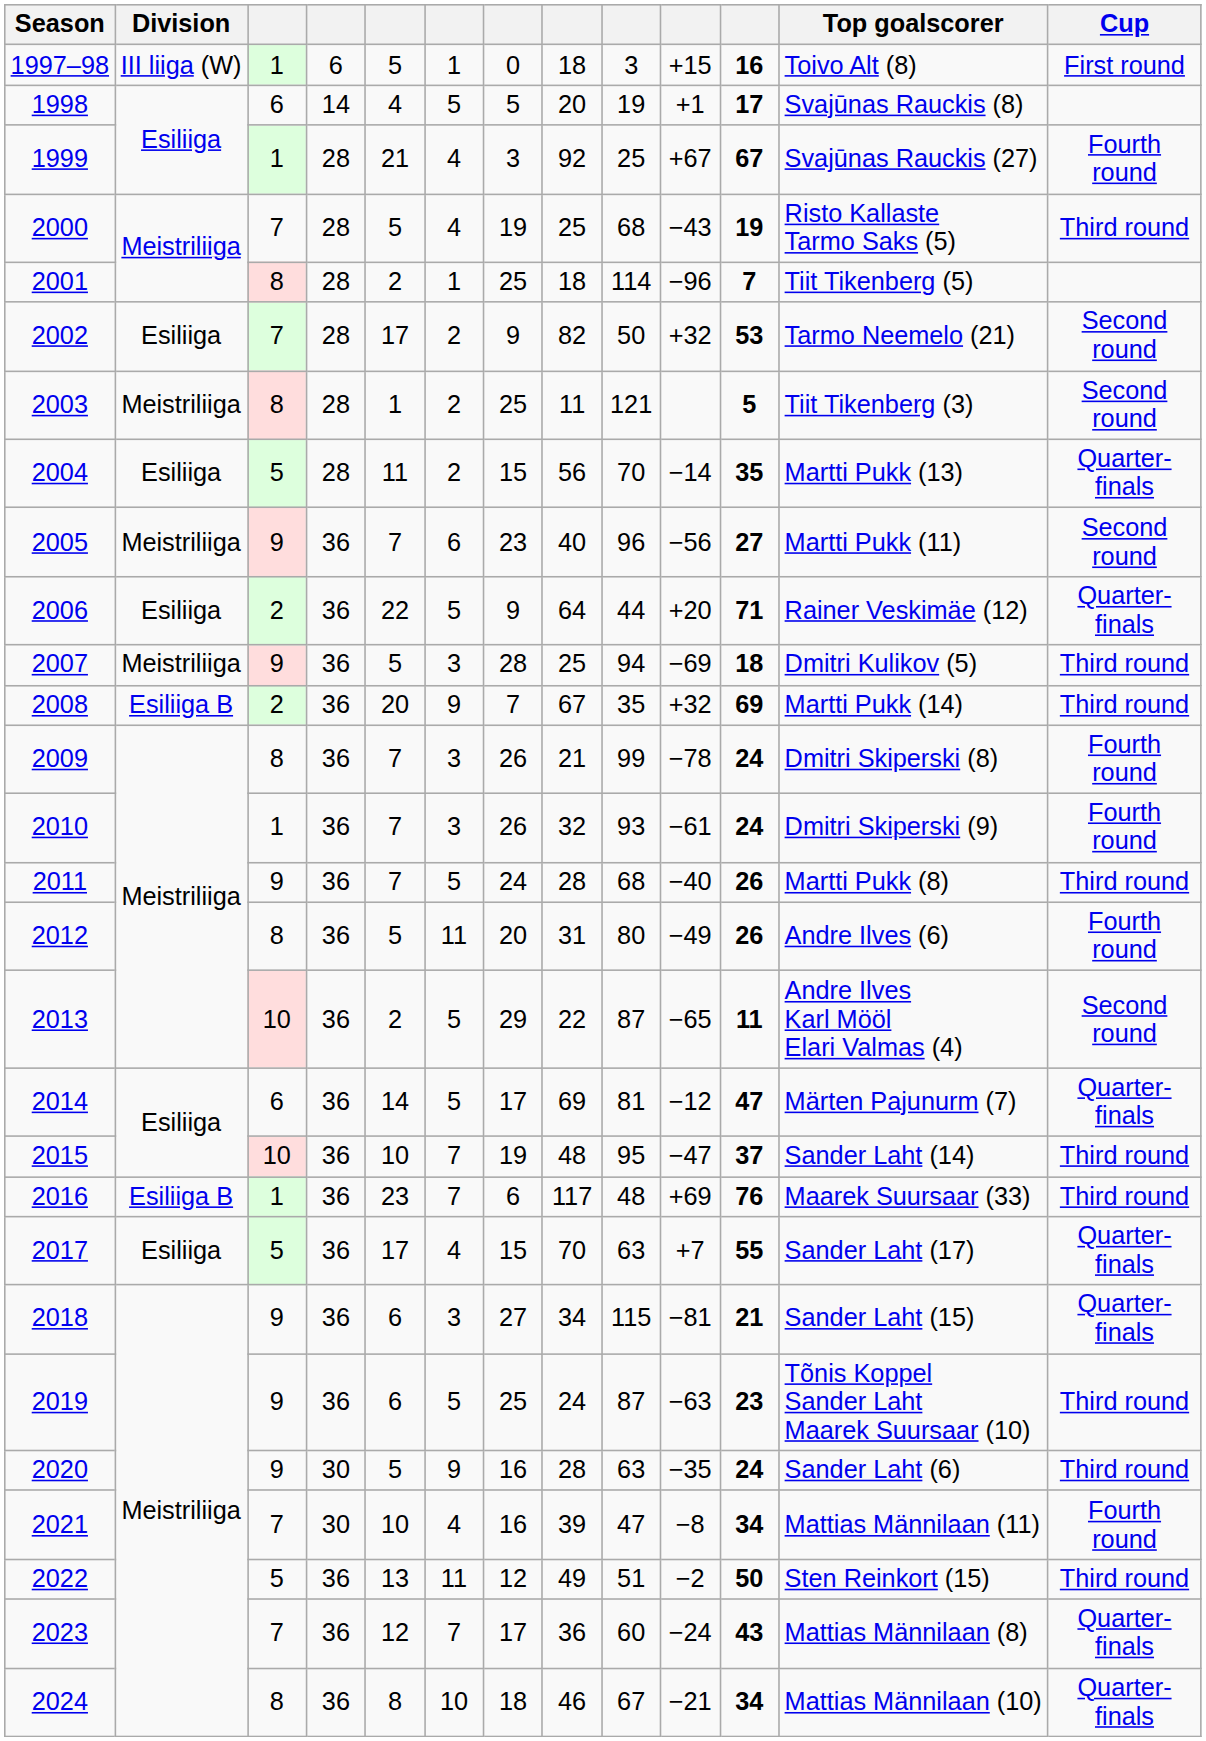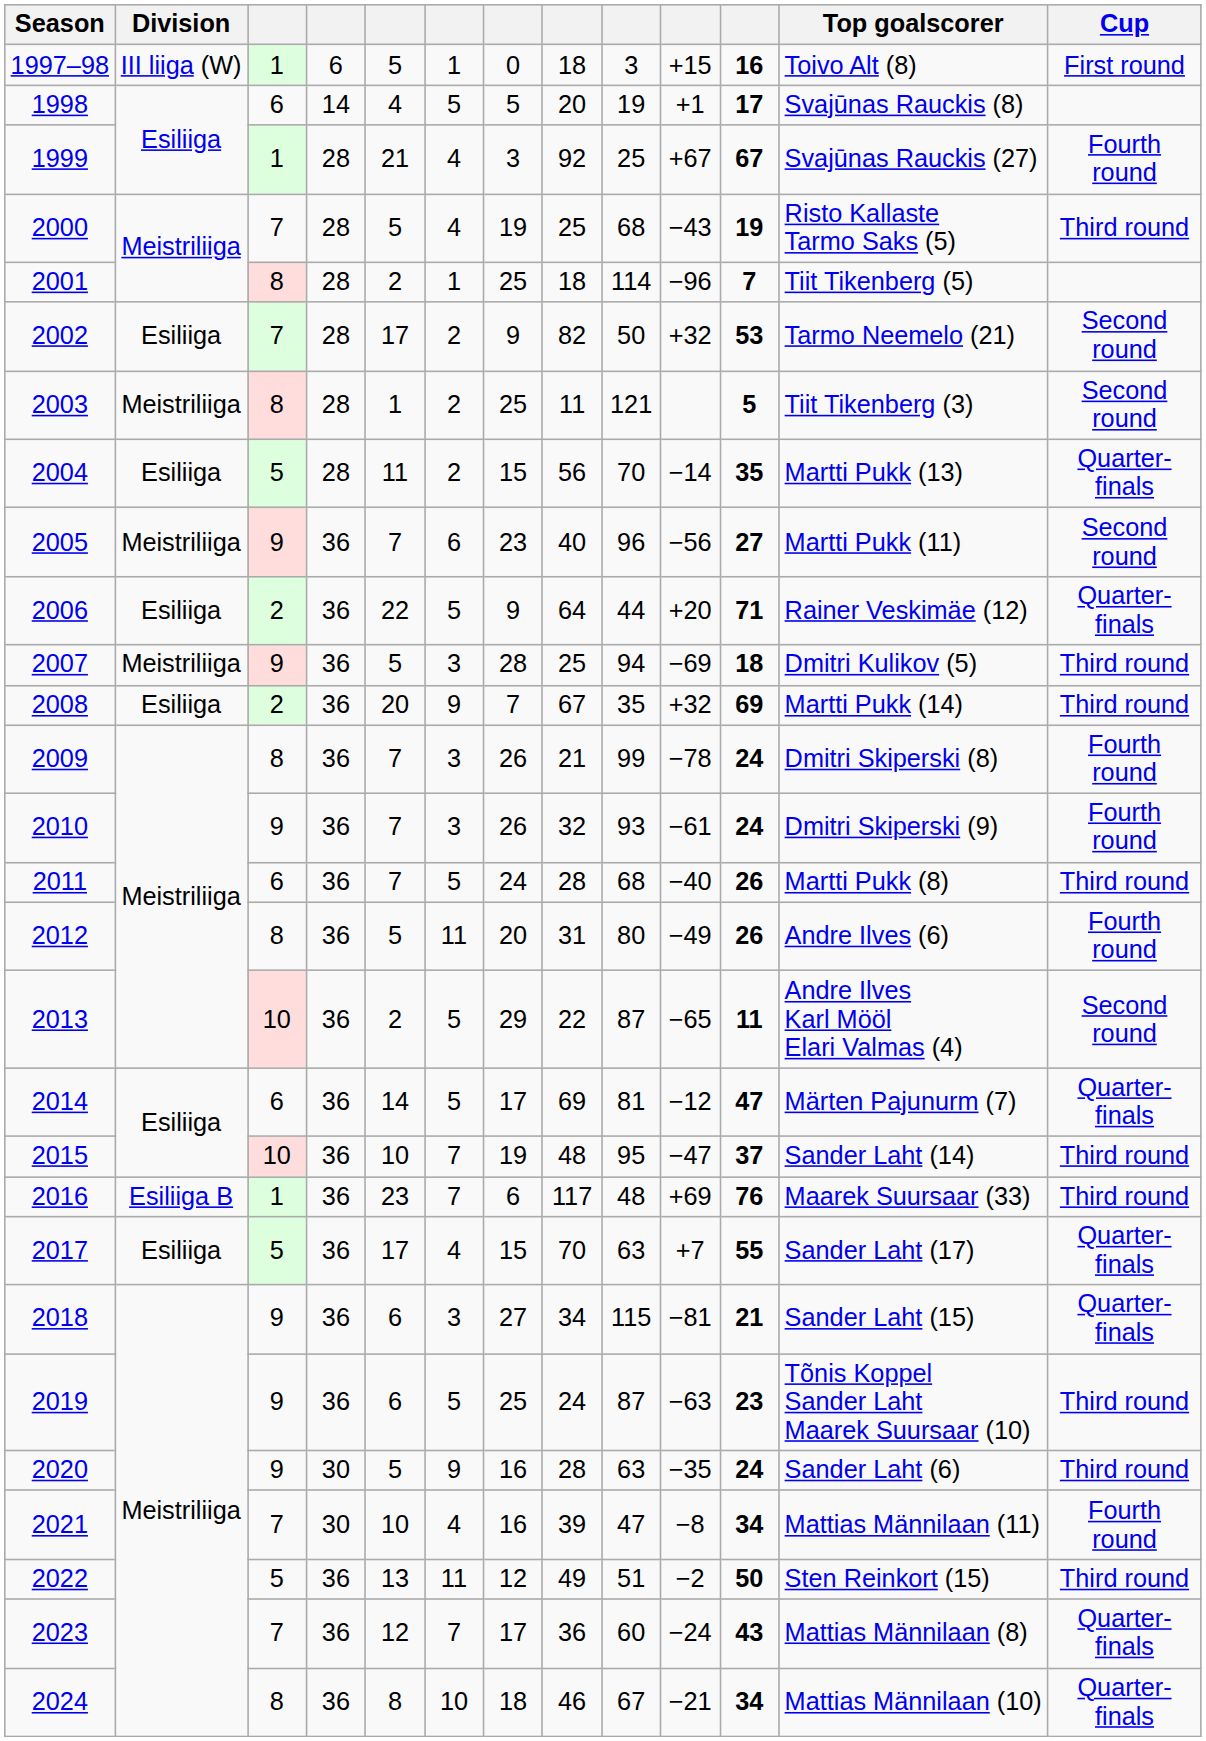(181, 704) Esiliiga B -> (181, 704) Esiliiga
(277, 827) 1 -> (277, 827) 9
(277, 881) 9 -> (277, 881) 6
